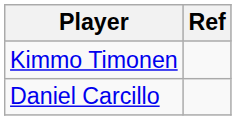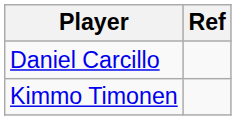rows swapped: (85, 96) <-> (94, 59)
